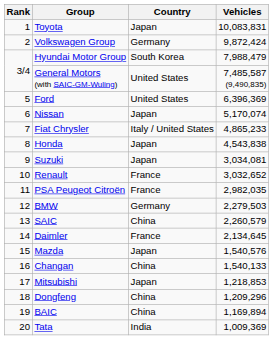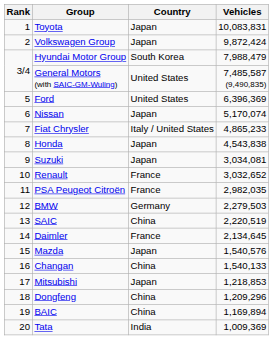(150, 42) Germany -> (144, 42) Japan
(245, 220) 2,260,579 -> (245, 220) 2,220,519
